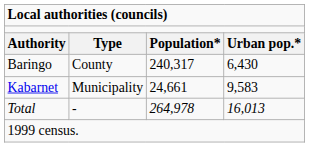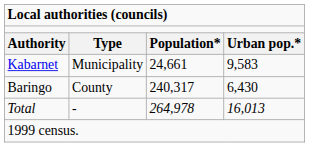rows swapped: (33, 87) <-> (30, 65)
